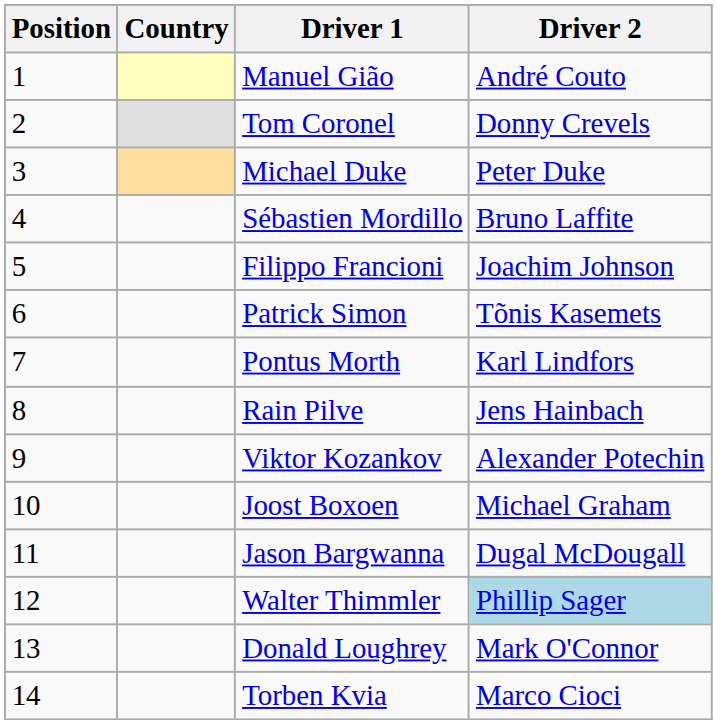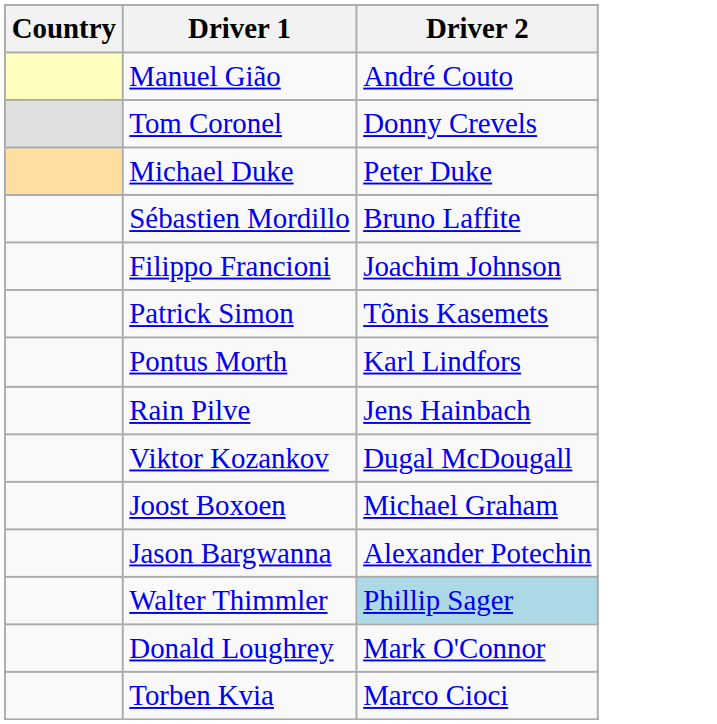- column: (61, 28)
(590, 457) Alexander Potechin -> (468, 457) Dugal McDougall
(581, 552) Dugal McDougall -> (477, 552) Alexander Potechin
